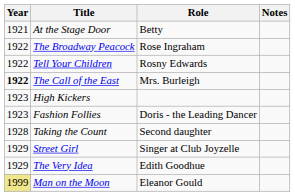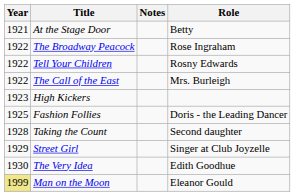columns swapped: (198, 13) <-> (275, 13)
(18, 81) bold -> (18, 81) normal
(18, 115) 1923 -> (18, 115) 1925
(18, 166) 1929 -> (18, 166) 1930
